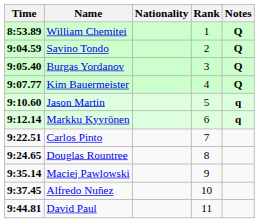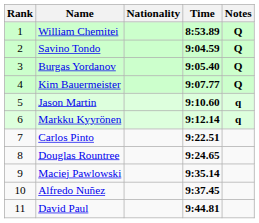columns swapped: (207, 13) <-> (24, 13)
